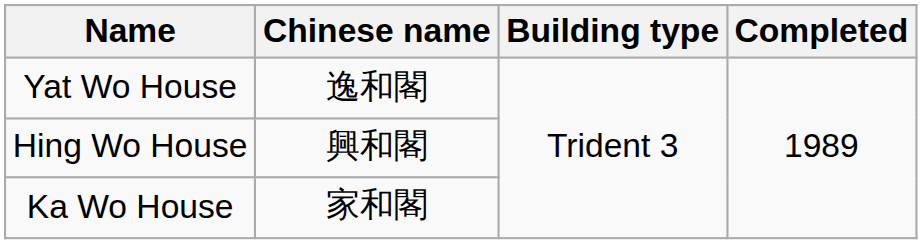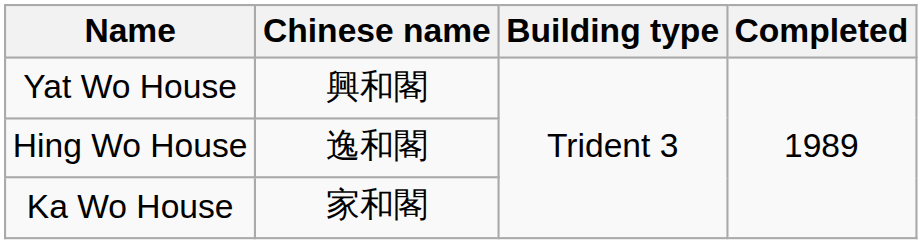(377, 86) 逸和閣 -> (377, 86) 興和閣
(377, 146) 興和閣 -> (377, 146) 逸和閣
